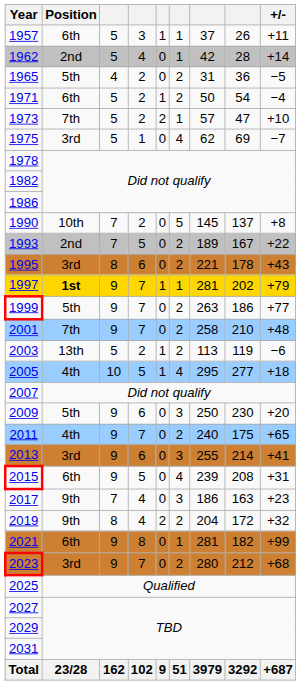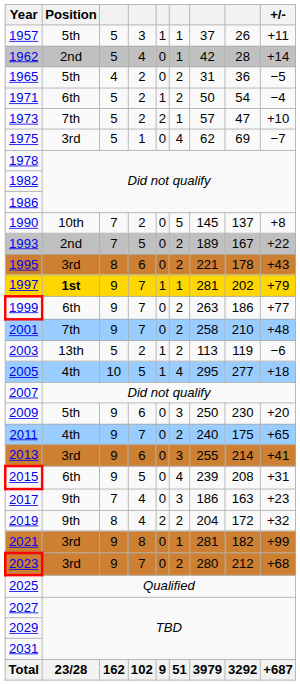(71, 35) 6th -> (71, 35) 5th
(71, 307) 5th -> (71, 307) 6th
(71, 542) 6th -> (71, 542) 3rd
